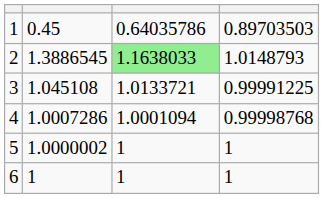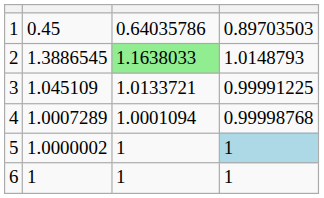(62, 88) 1.045108 -> (62, 88) 1.045109
(67, 118) 1.0007286 -> (67, 118) 1.0007289
(229, 147) no background -> (229, 147) lightblue background
